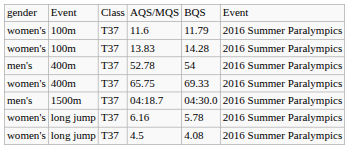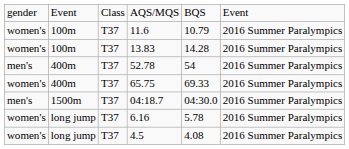(196, 30) 11.79 -> (197, 30) 10.79
